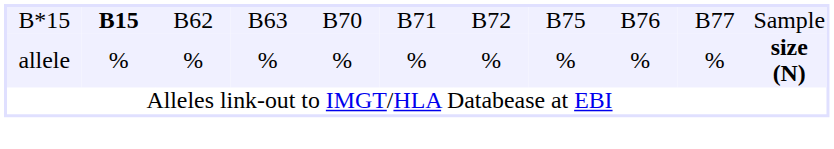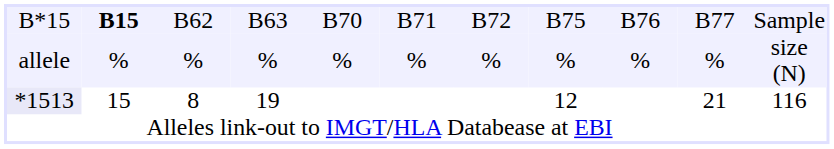(789, 60) bold -> (789, 60) normal
+ row: (44, 100)
